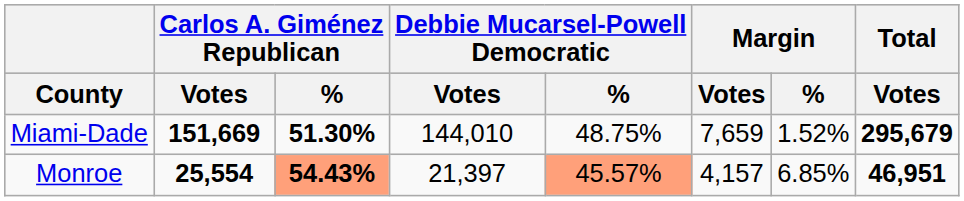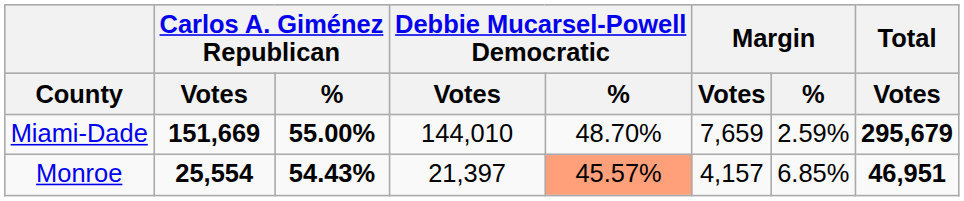(332, 133) 51.30% -> (332, 133) 55.00%
(619, 133) 48.75% -> (619, 133) 48.70%
(813, 133) 1.52% -> (813, 133) 2.59%
(332, 174) lightsalmon background -> (332, 174) no background
